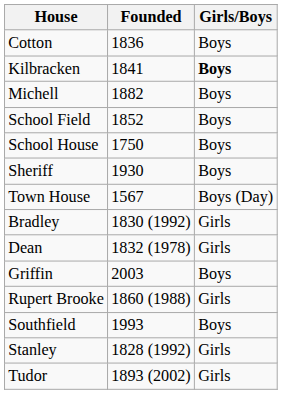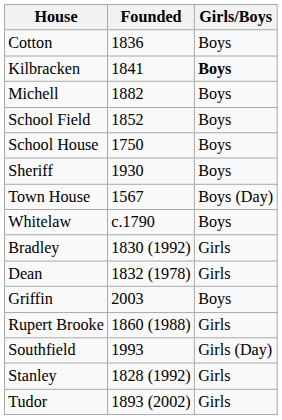+ row: (40, 222)
(215, 324) Boys -> (235, 350) Girls (Day)
